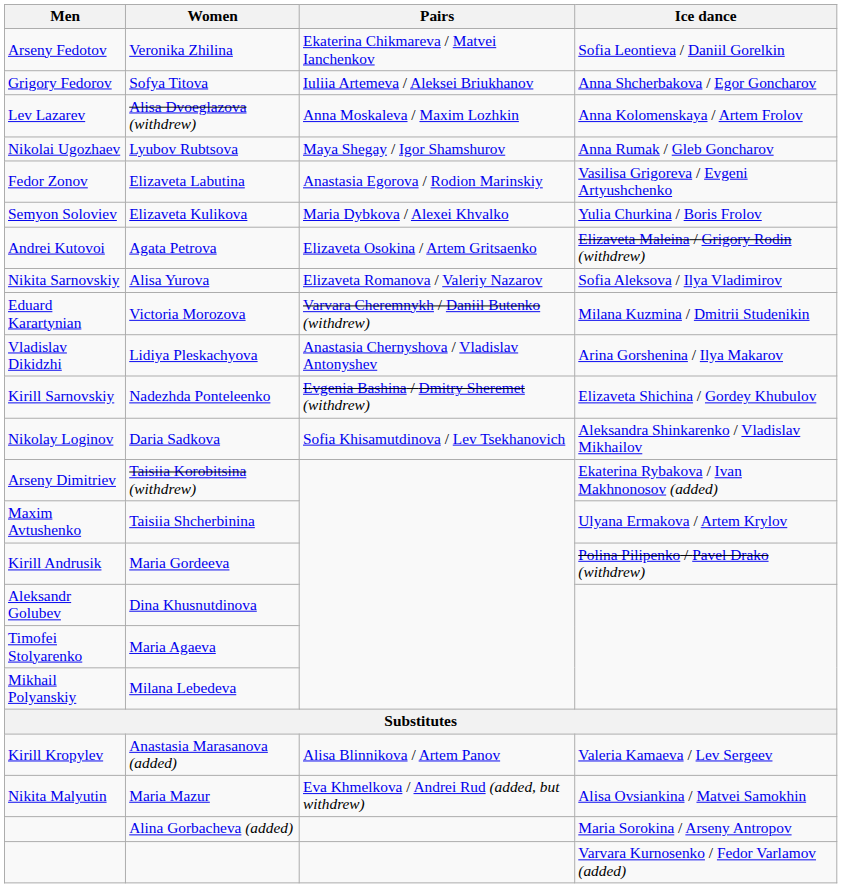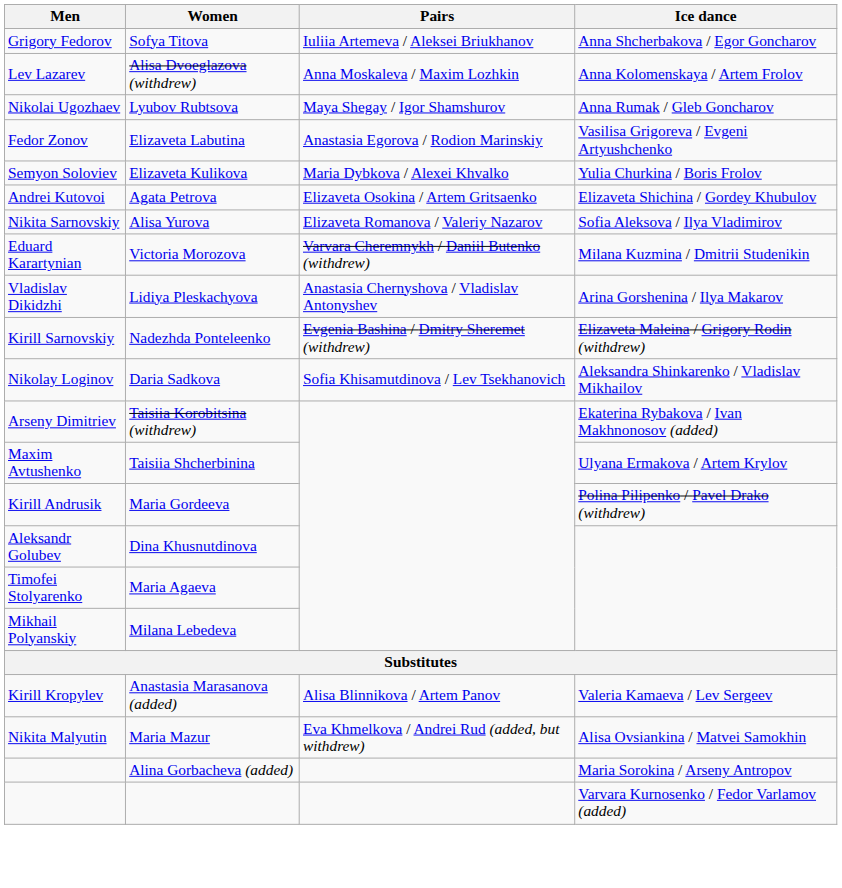- row: (181, 49)
(685, 247) Elizaveta Maleina / Grigory Rodin (withdrew) -> (697, 197) Elizaveta Shichina / Gordey Khubulov
(697, 396) Elizaveta Shichina / Gordey Khubulov -> (685, 338) Elizaveta Maleina / Grigory Rodin (withdrew)
